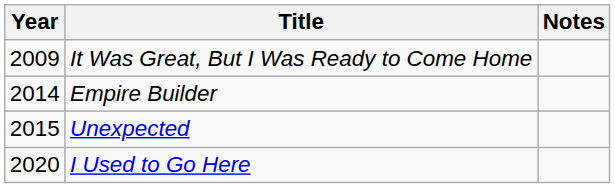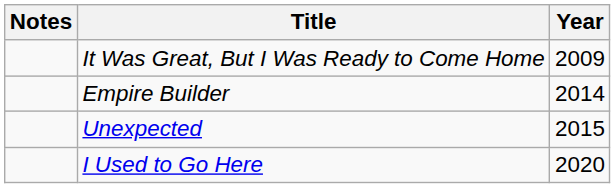columns swapped: (35, 22) <-> (574, 22)
